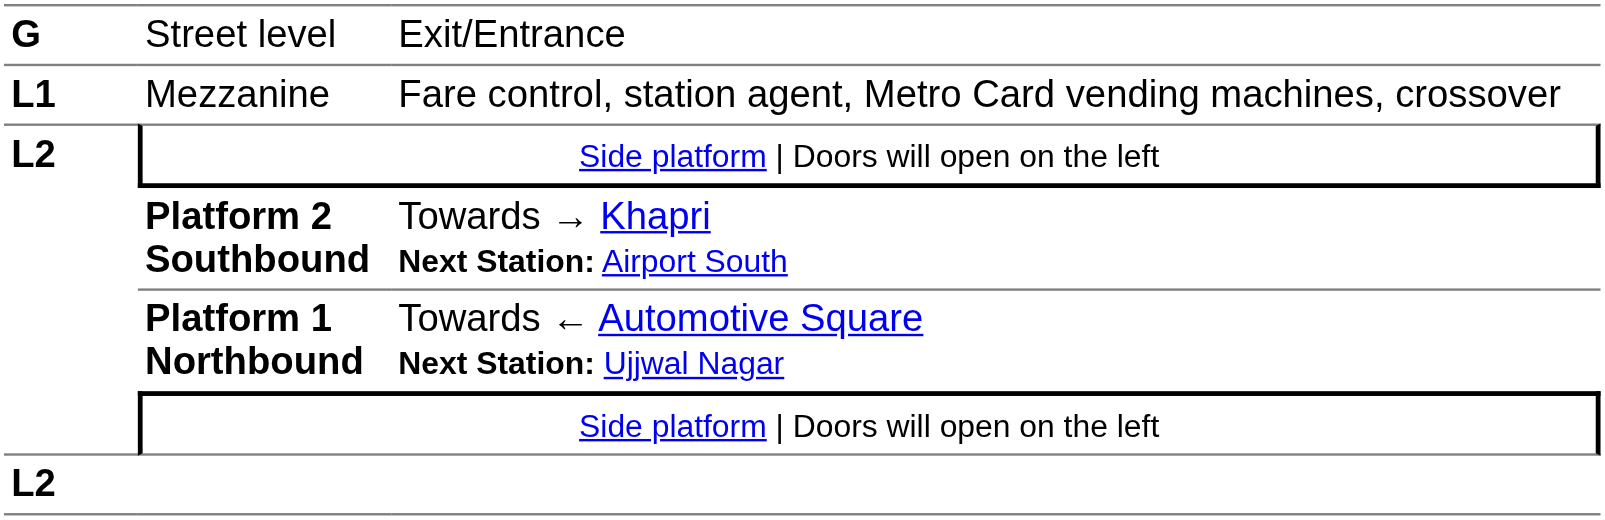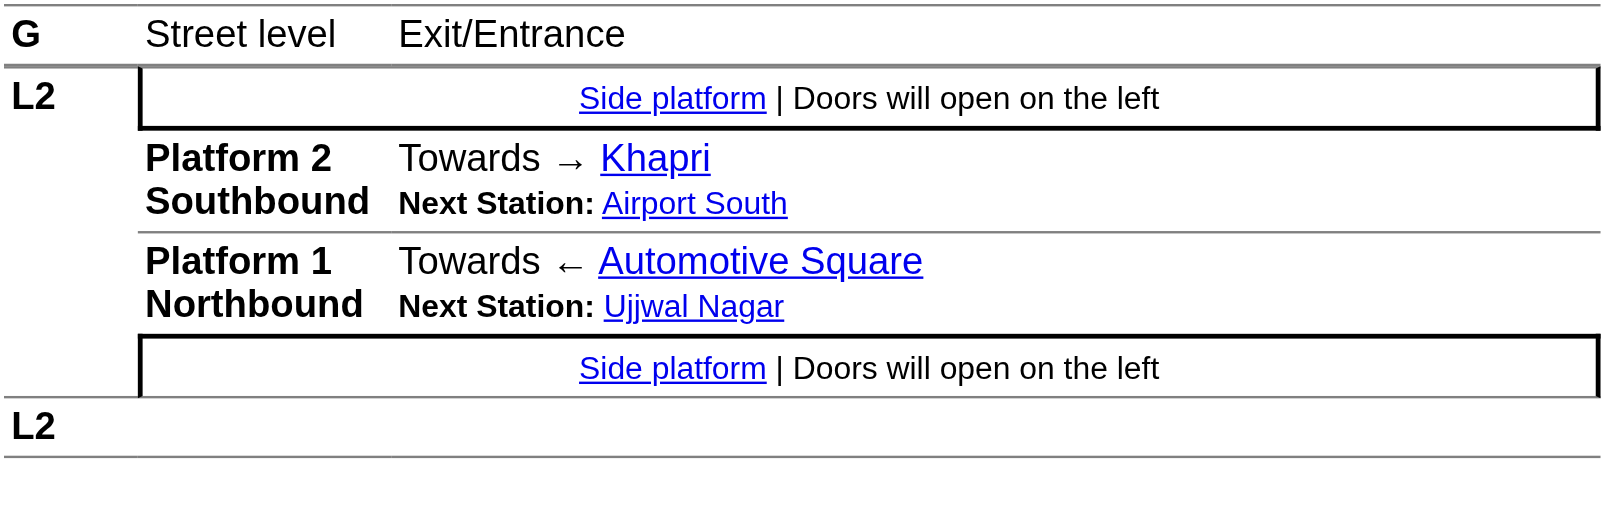- row: (237, 94)
